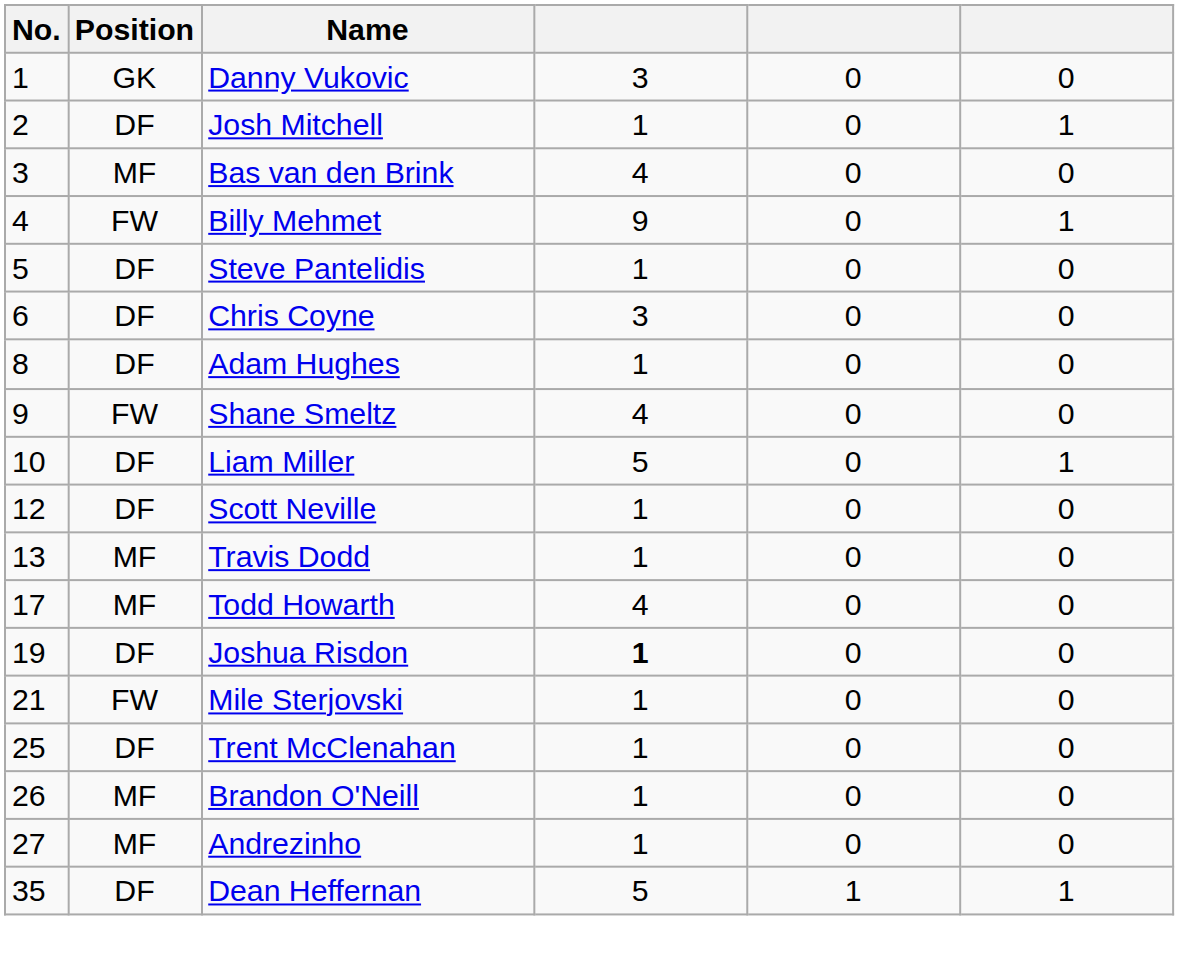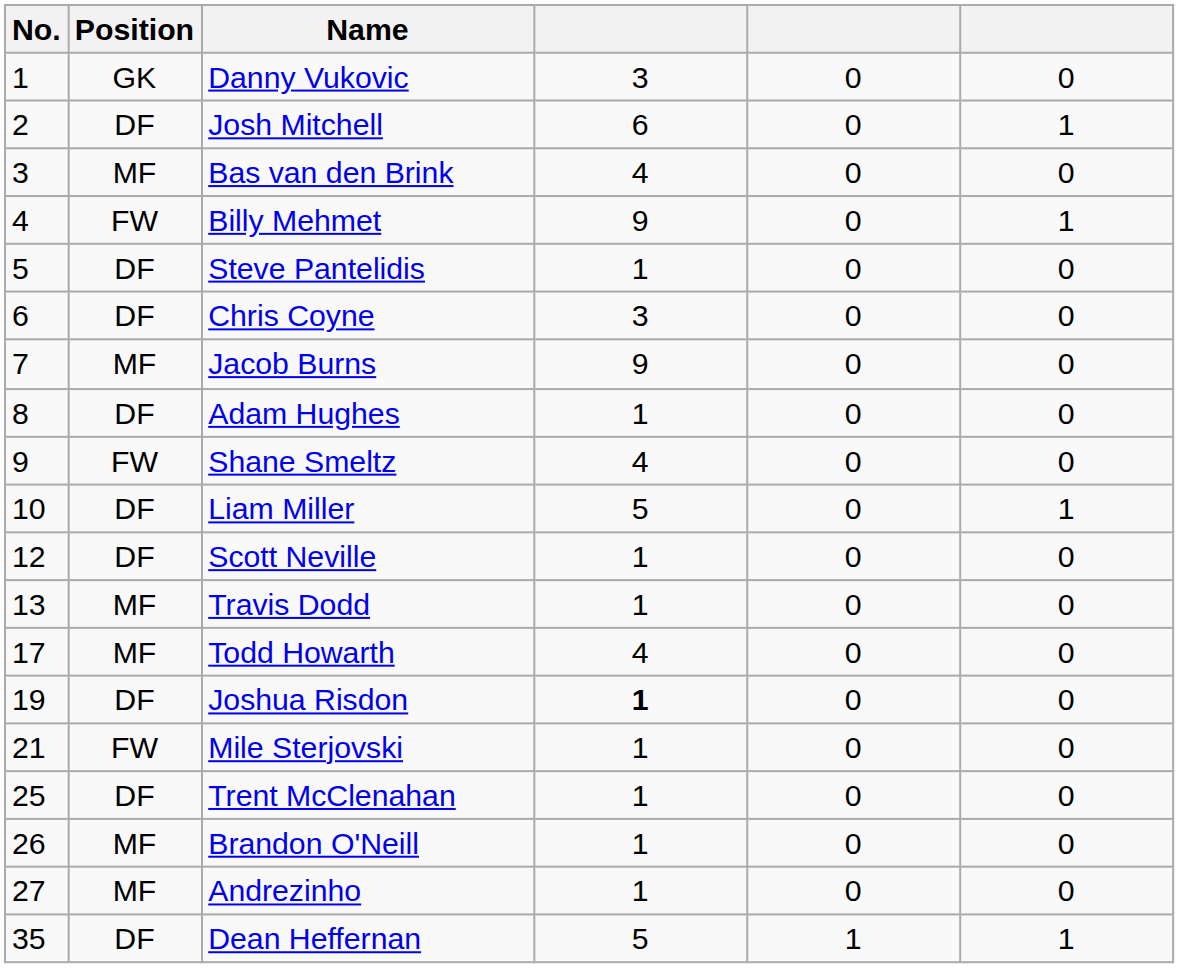(640, 125) 1 -> (640, 125) 6
+ row: (292, 364)
